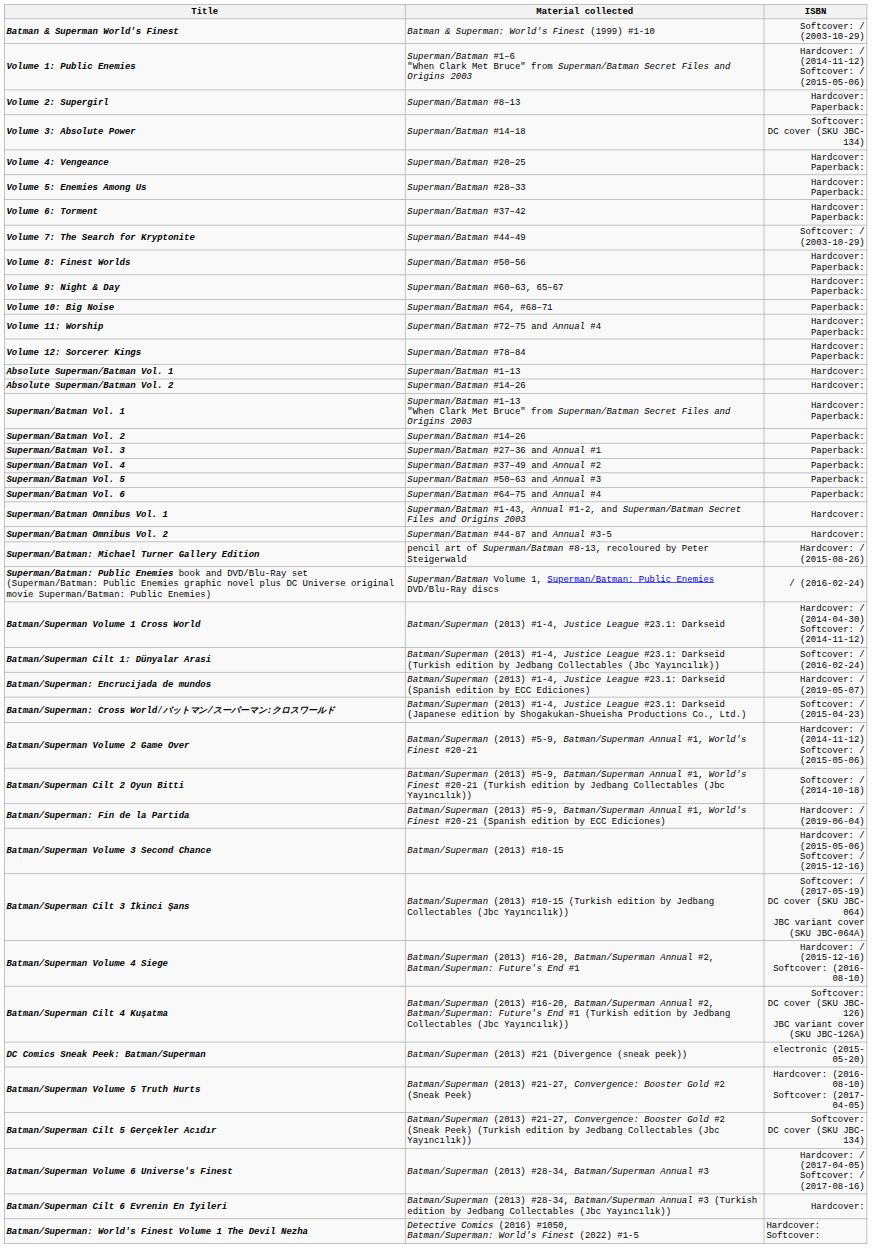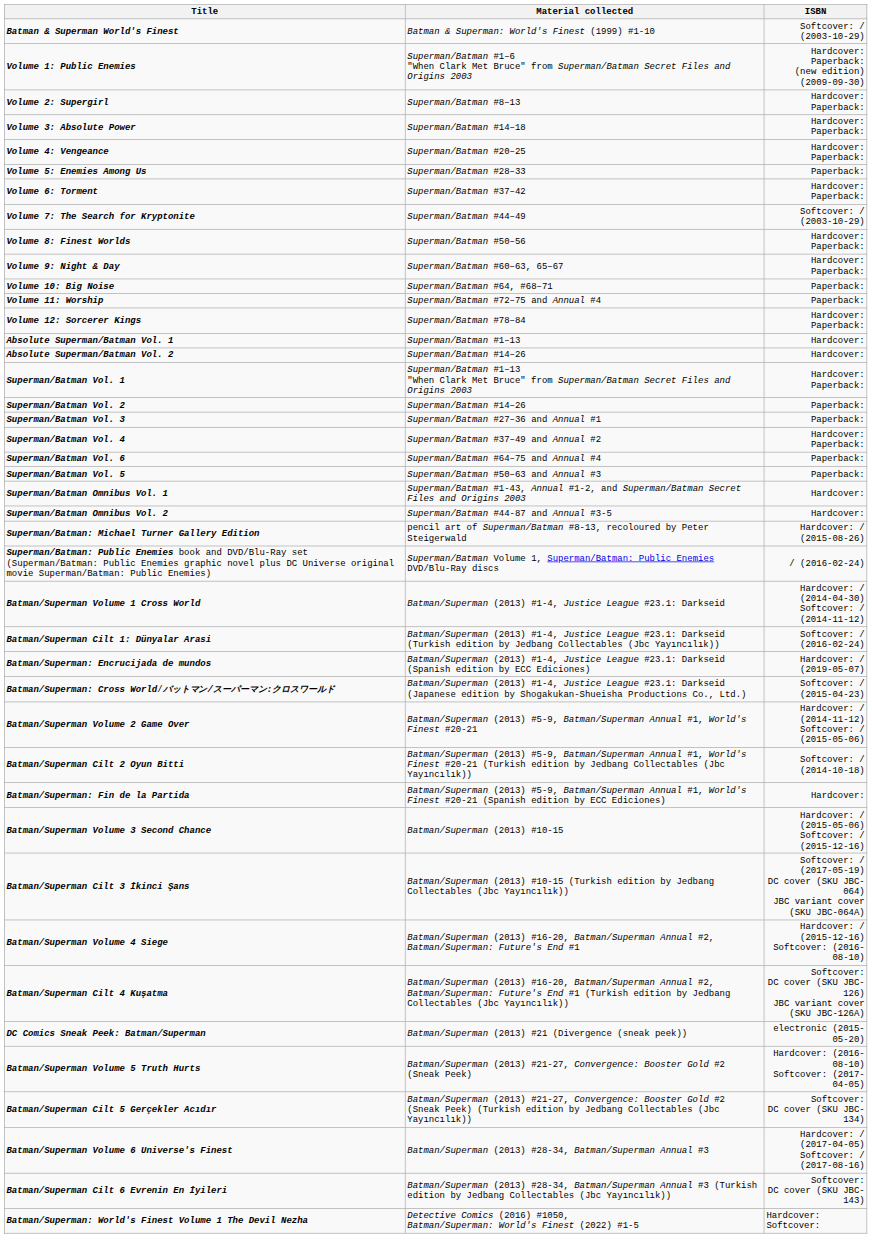(832, 67) Hardcover: / (2014-11-12) Softcover: / (2015-05-06) -> (830, 67) Hardcover: Paperback: (new edition) (2009-09-30)
(816, 132) Softcover: DC cover (SKU JBC-134) -> (838, 127) Hardcover: Paperback:
(838, 187) Hardcover: Paperback: -> (838, 172) Paperback:
(838, 327) Hardcover: Paperback: -> (838, 301) Paperback:
(838, 465) Paperback: -> (838, 439) Hardcover: Paperback:
rows swapped: (66, 480) <-> (66, 495)
(832, 816) Hardcover: / (2019-06-04) -> (838, 795) Hardcover:
(838, 1206) Hardcover: -> (816, 1191) Softcover: DC cover (SKU JBC-143)
